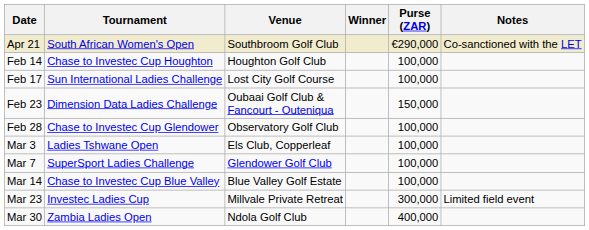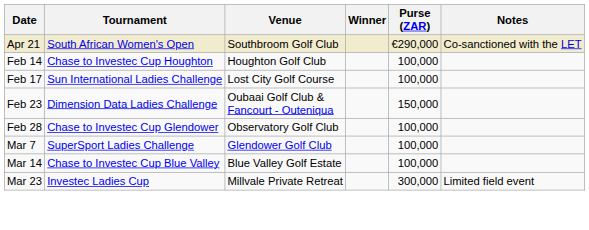- row: (21, 145)
- row: (24, 217)
